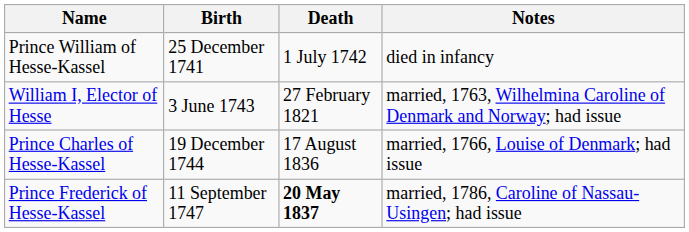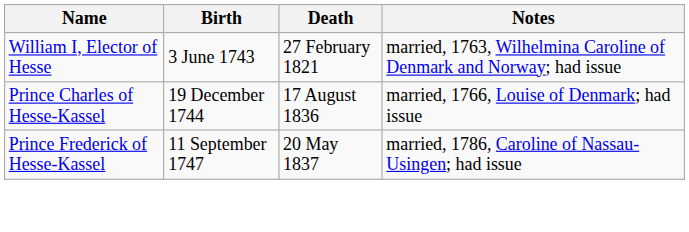- row: (72, 57)
(312, 202) bold -> (311, 154) normal
